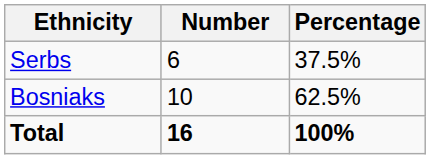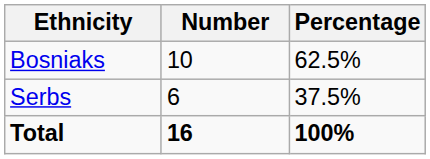rows swapped: (58, 97) <-> (41, 60)
